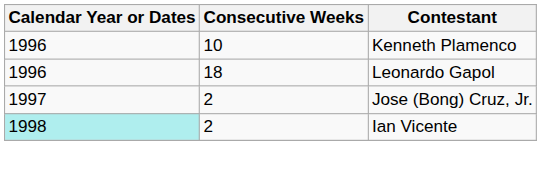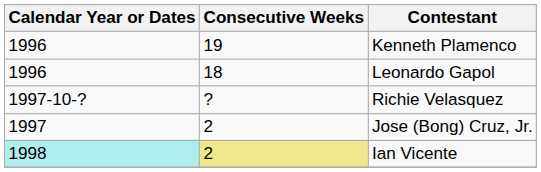(213, 45) 10 -> (213, 45) 19
+ row: (438, 99)
(208, 126) no background -> (208, 153) khaki background
